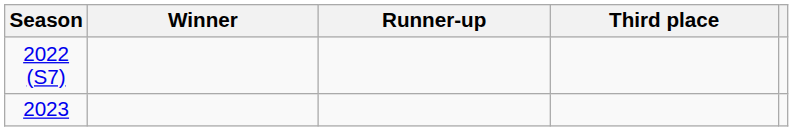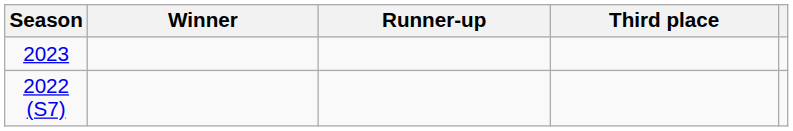rows swapped: (46, 65) <-> (46, 109)
